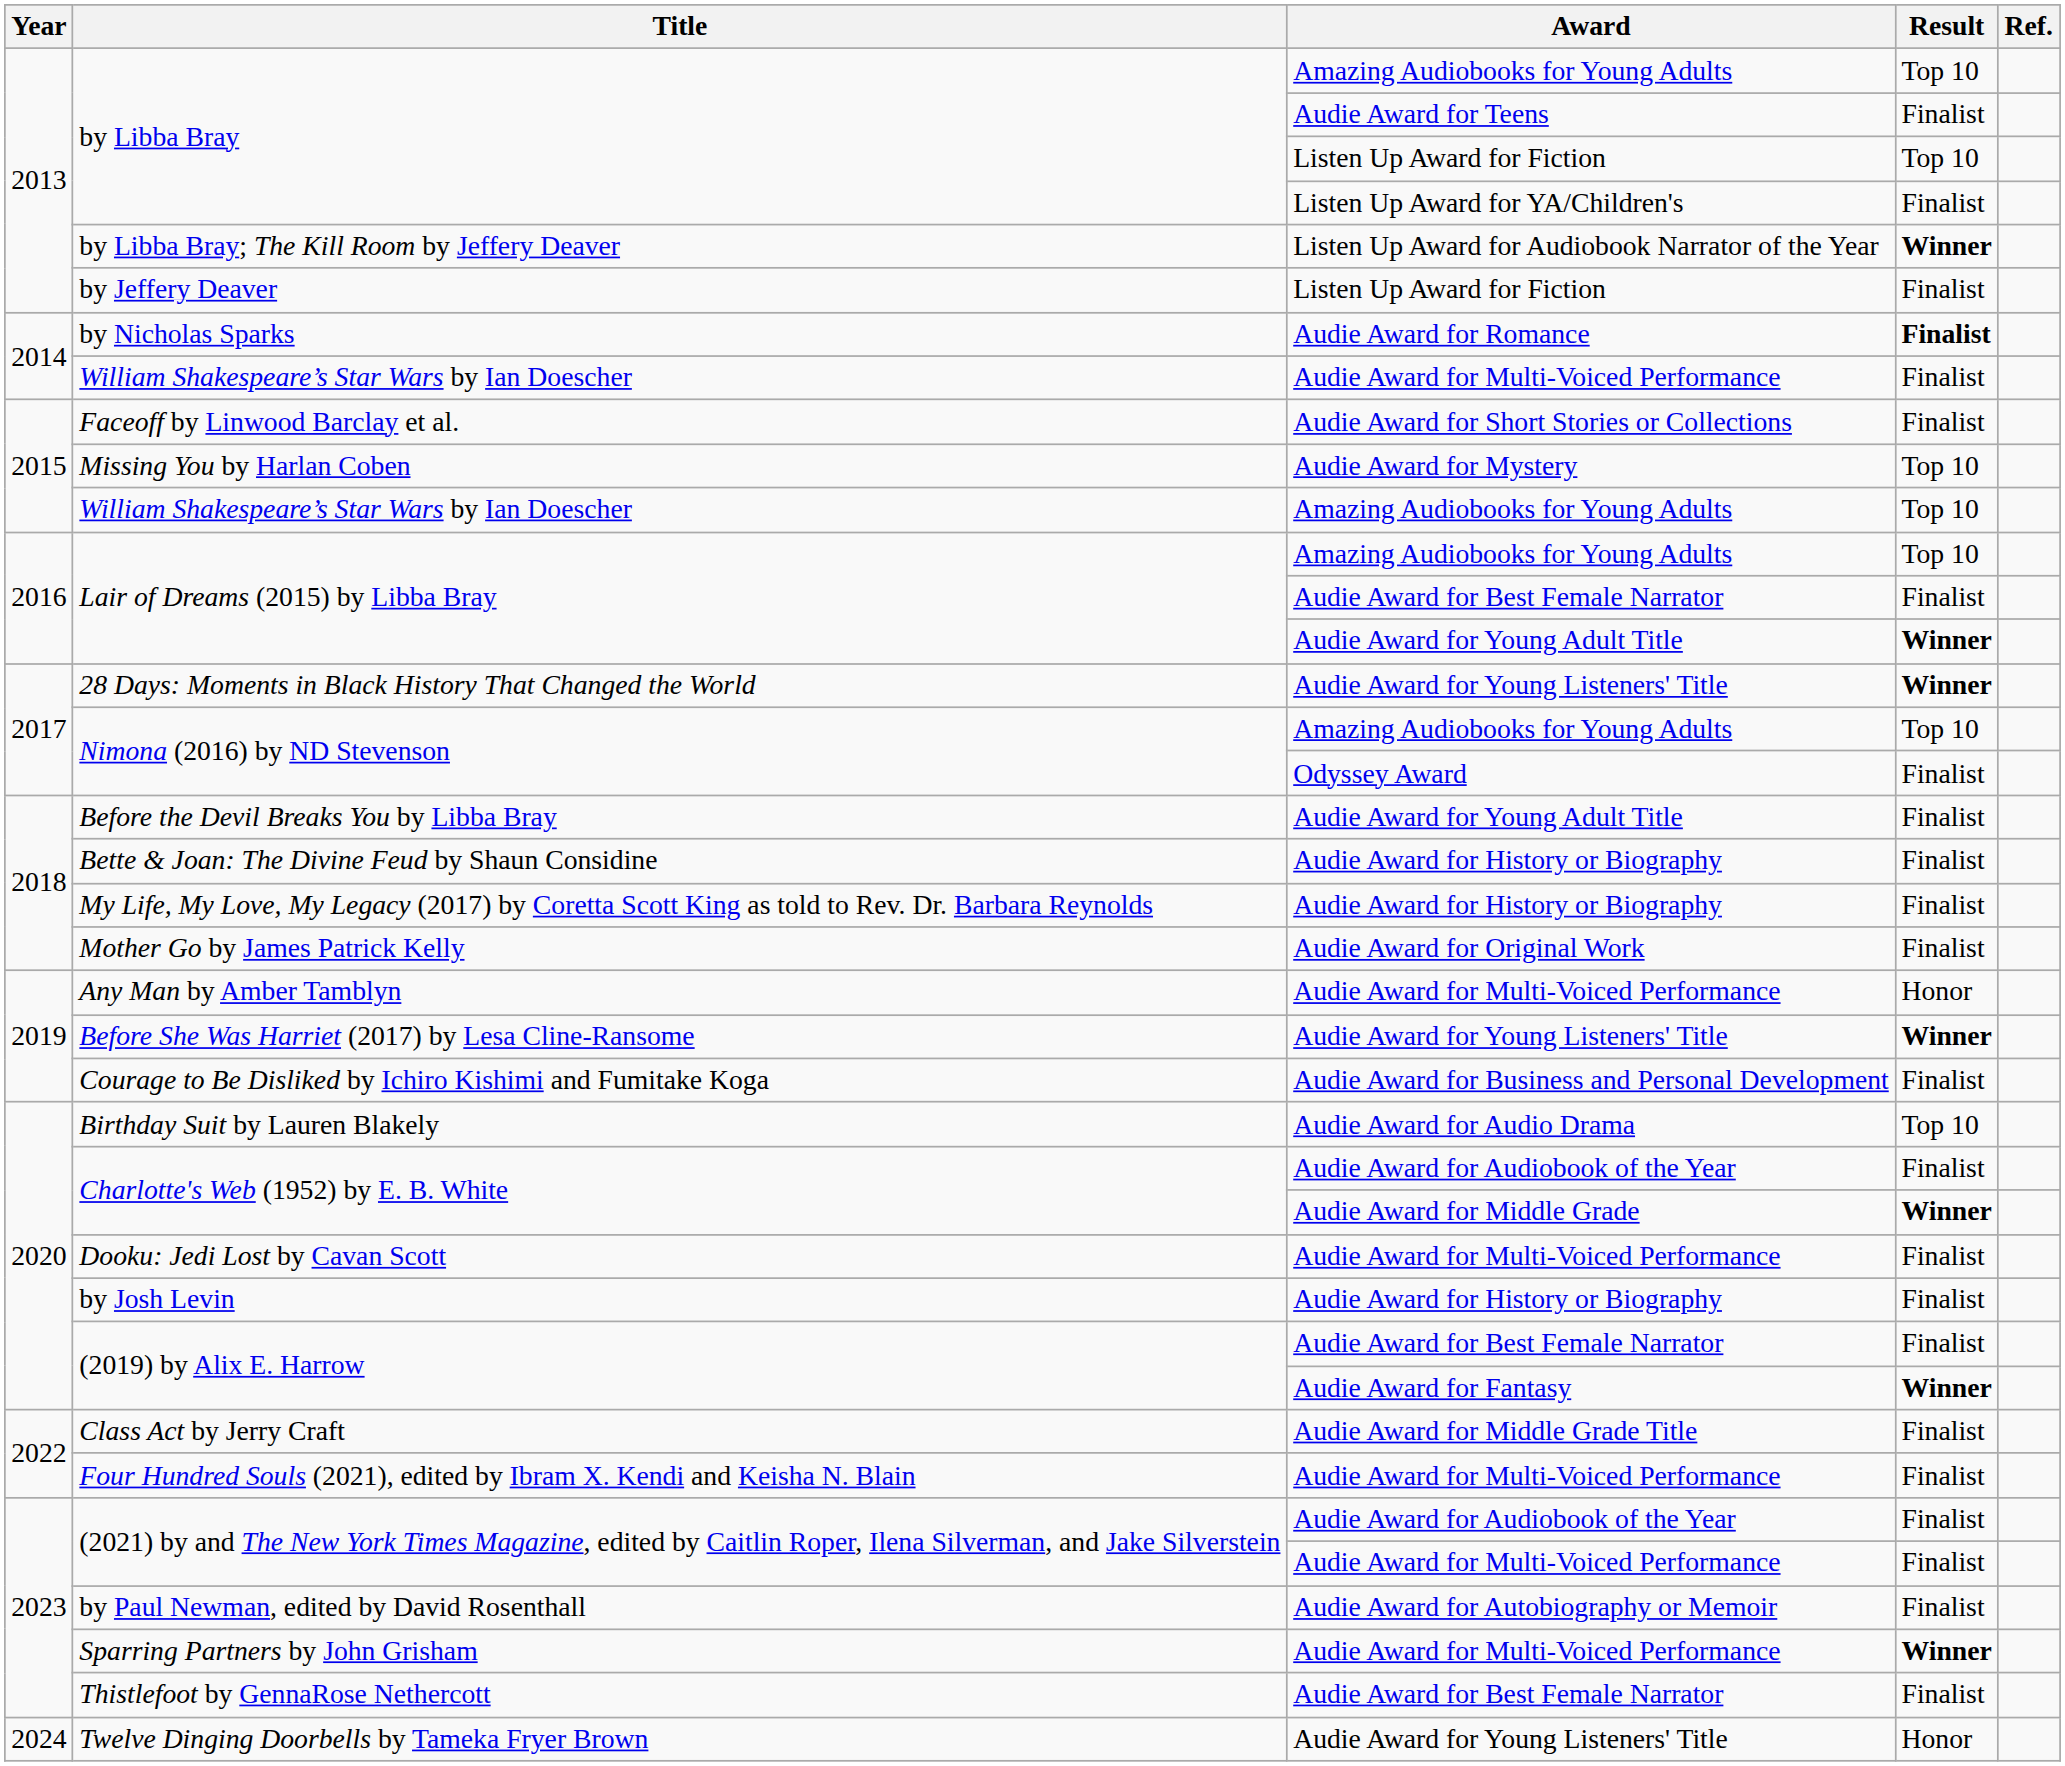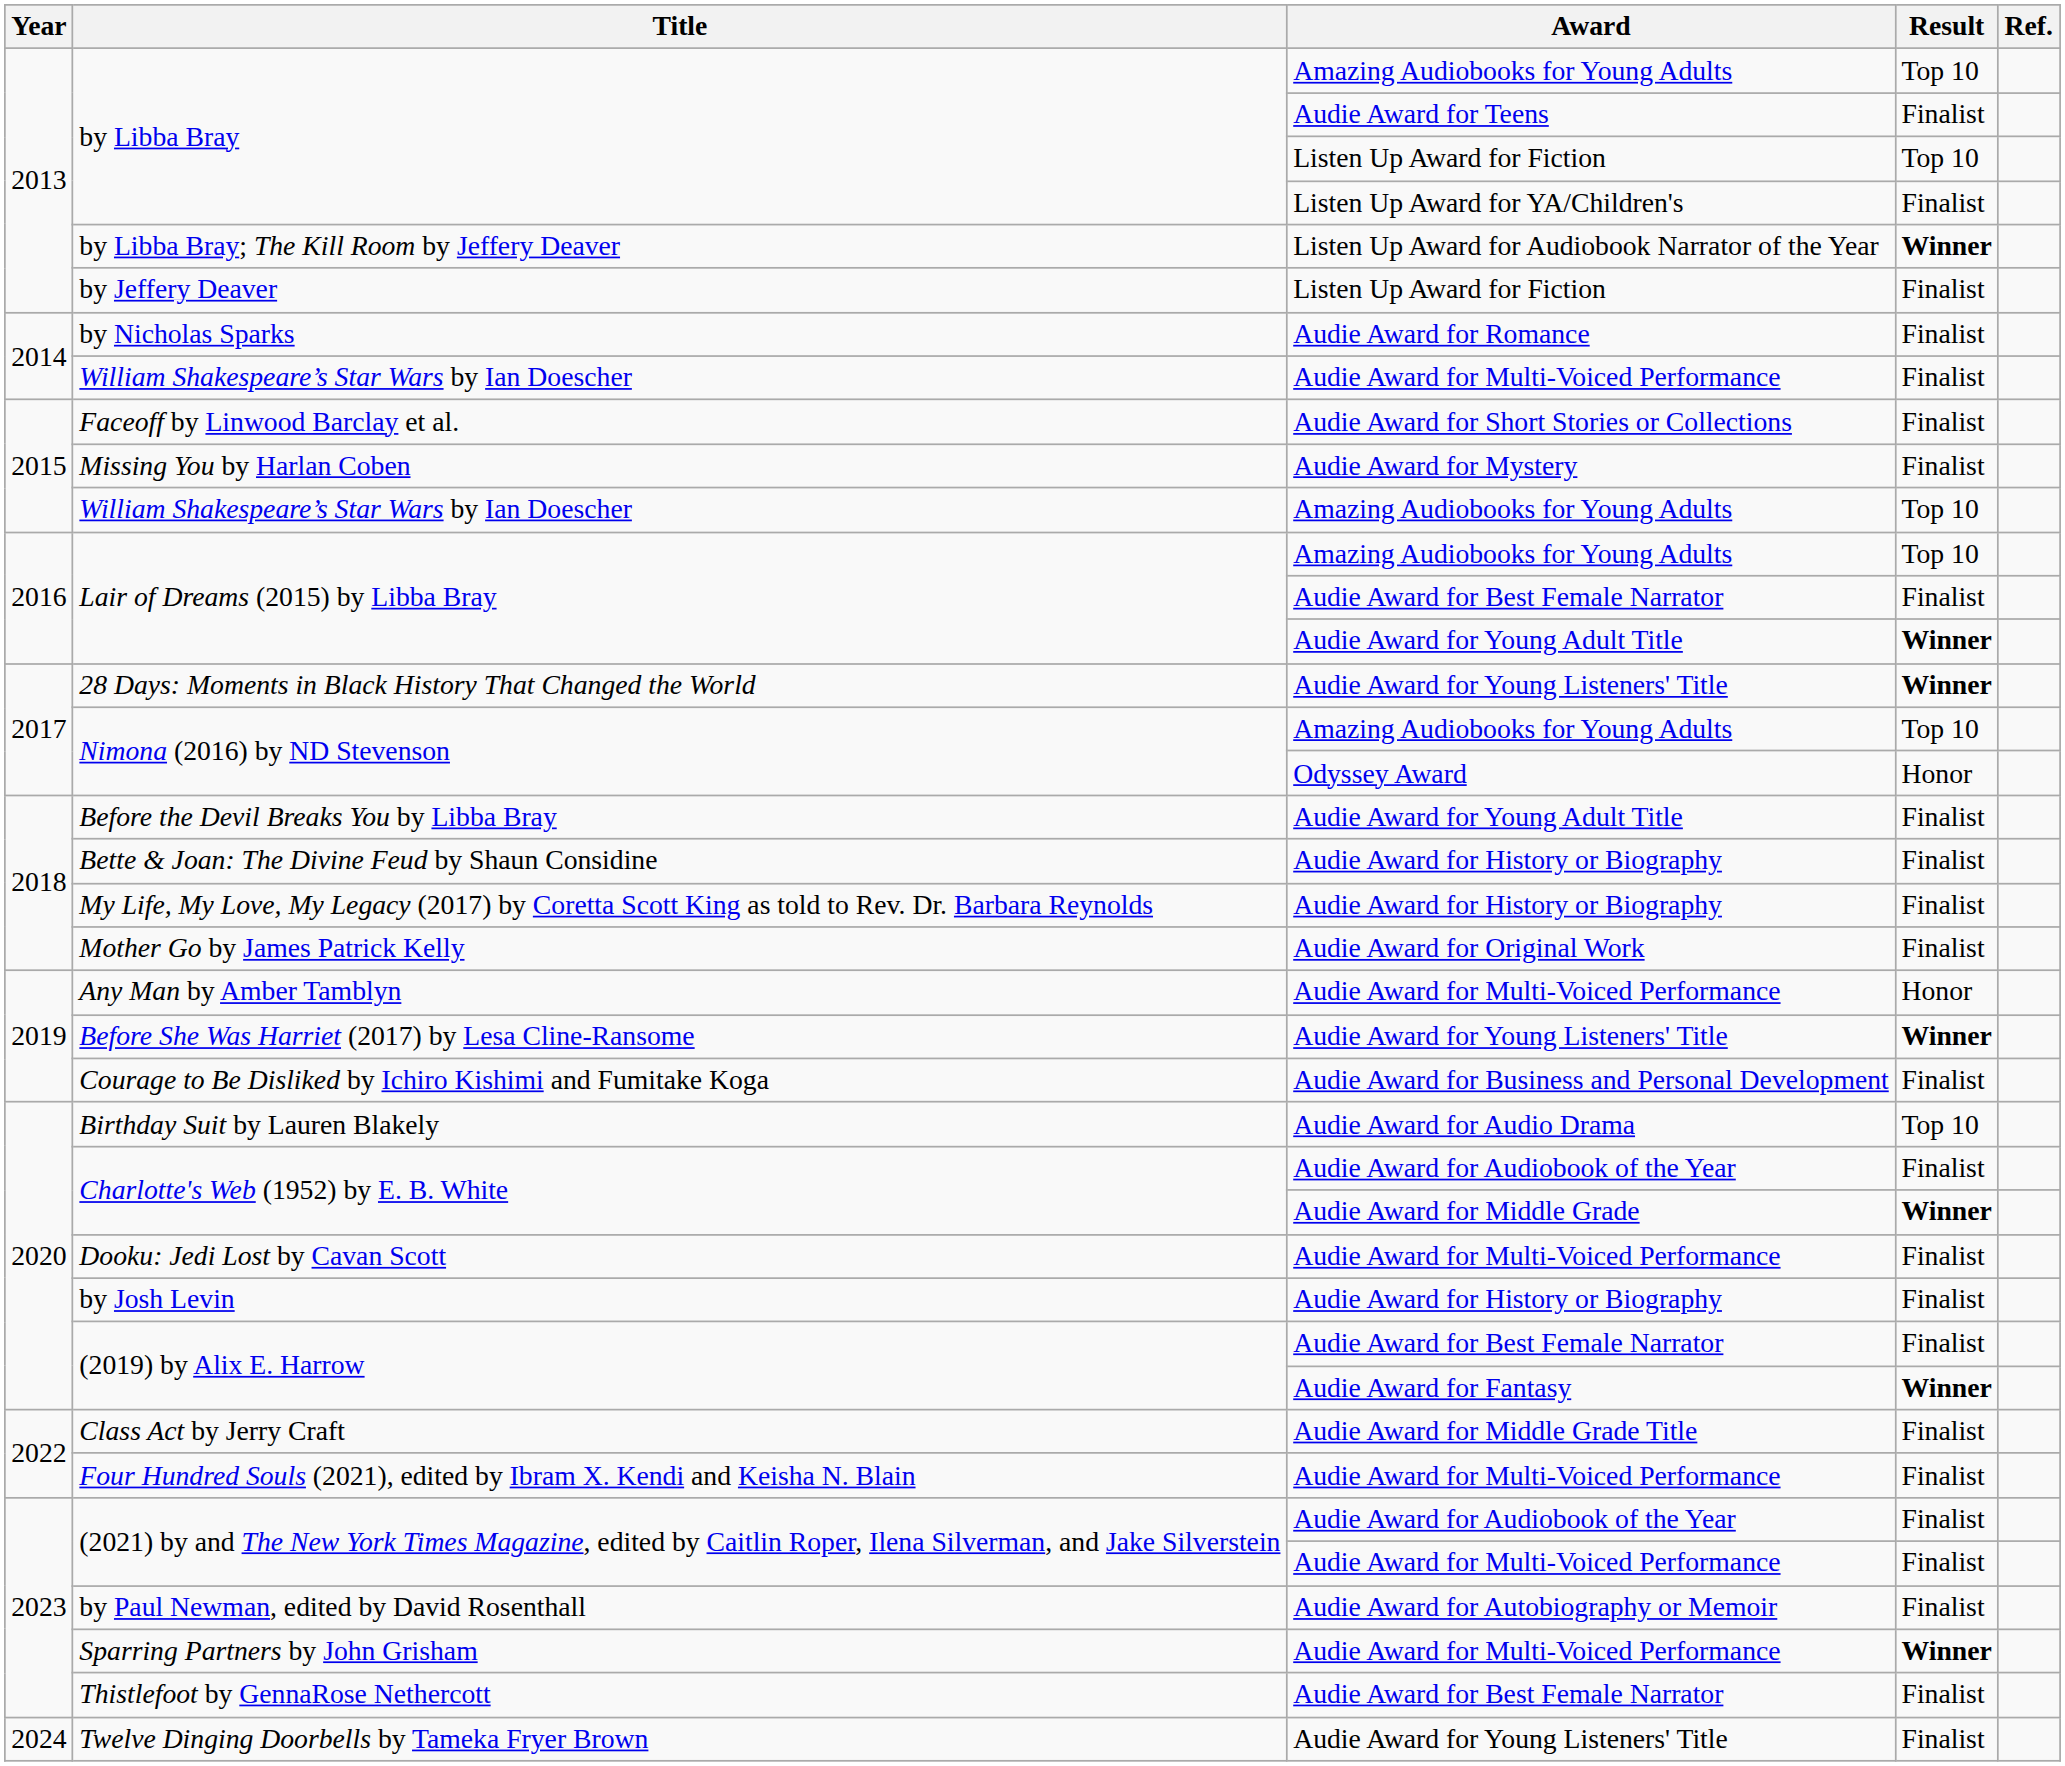(1946, 333) bold -> (1943, 333) normal
(1940, 465) Top 10 -> (1943, 465) Finalist
(1943, 772) Finalist -> (1937, 772) Honor
(1937, 1738) Honor -> (1943, 1738) Finalist
